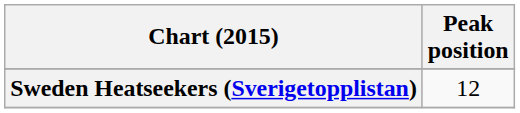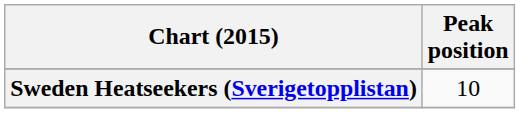(468, 88) 12 -> (468, 88) 10
